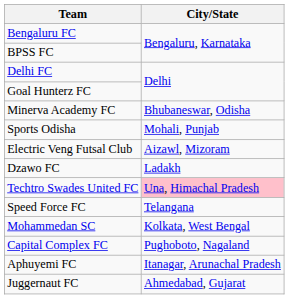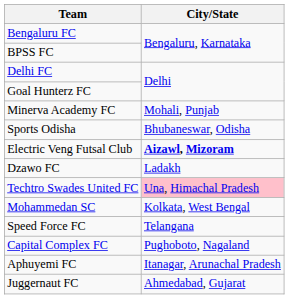(197, 110) Bhubaneswar, Odisha -> (181, 110) Mohali, Punjab
(181, 129) Mohali, Punjab -> (197, 129) Bhubaneswar, Odisha
(187, 149) normal -> (189, 149) bold
rows swapped: (46, 206) <-> (51, 226)
